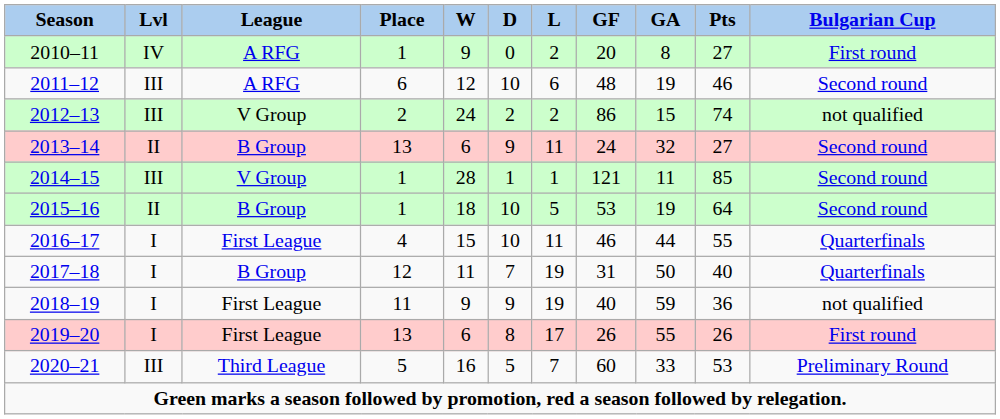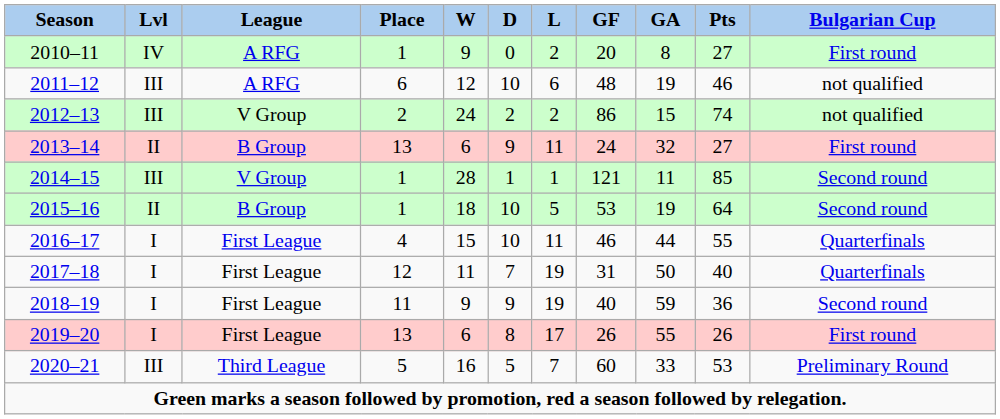(872, 83) Second round -> (872, 83) not qualified
(872, 146) Second round -> (872, 146) First round
(271, 271) B Group -> (271, 271) First League
(872, 303) not qualified -> (872, 303) Second round
